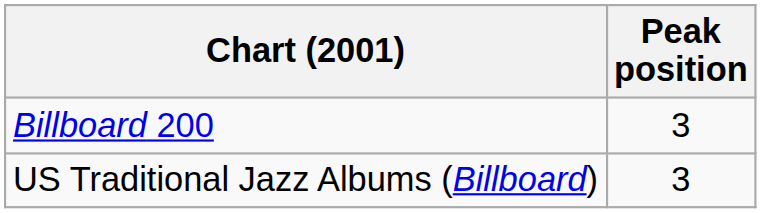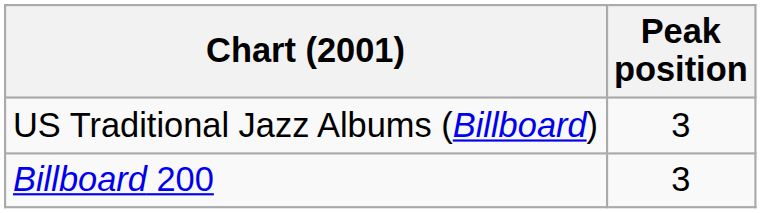rows swapped: (306, 179) <-> (113, 125)
